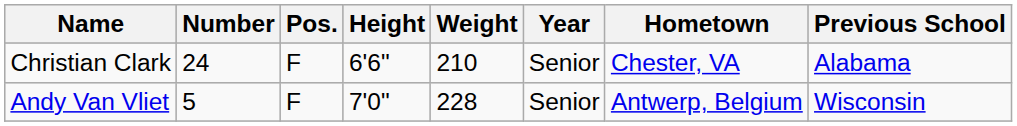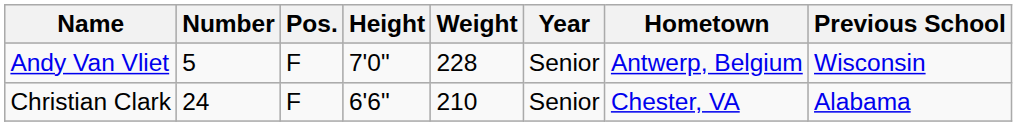rows swapped: (90, 101) <-> (91, 62)
